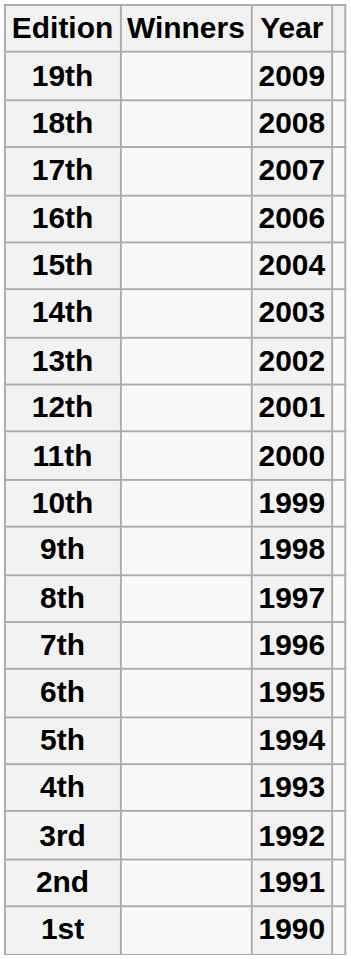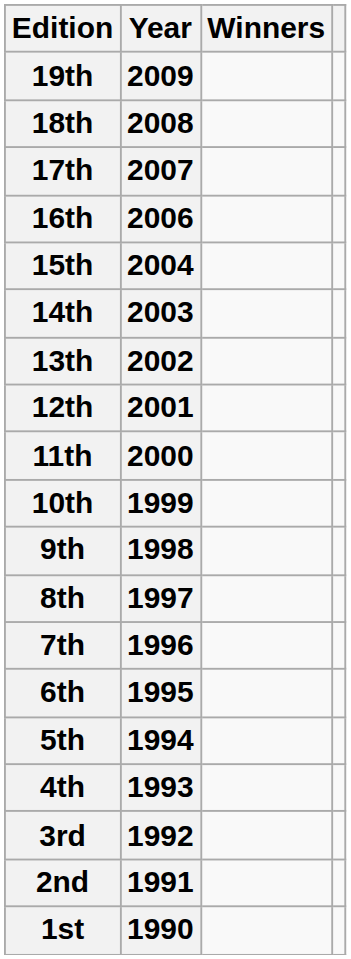columns swapped: (292, 28) <-> (186, 28)
